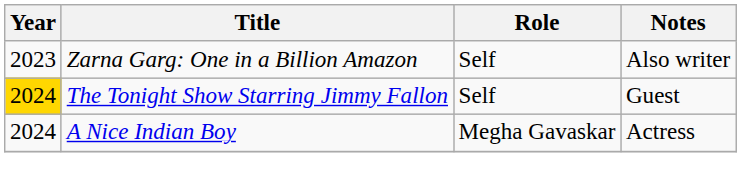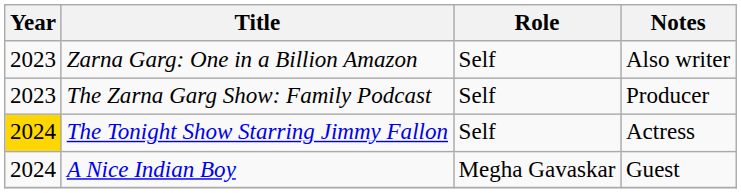+ row: (249, 95)
(653, 95) Guest -> (661, 132) Actress
(661, 132) Actress -> (653, 168) Guest
